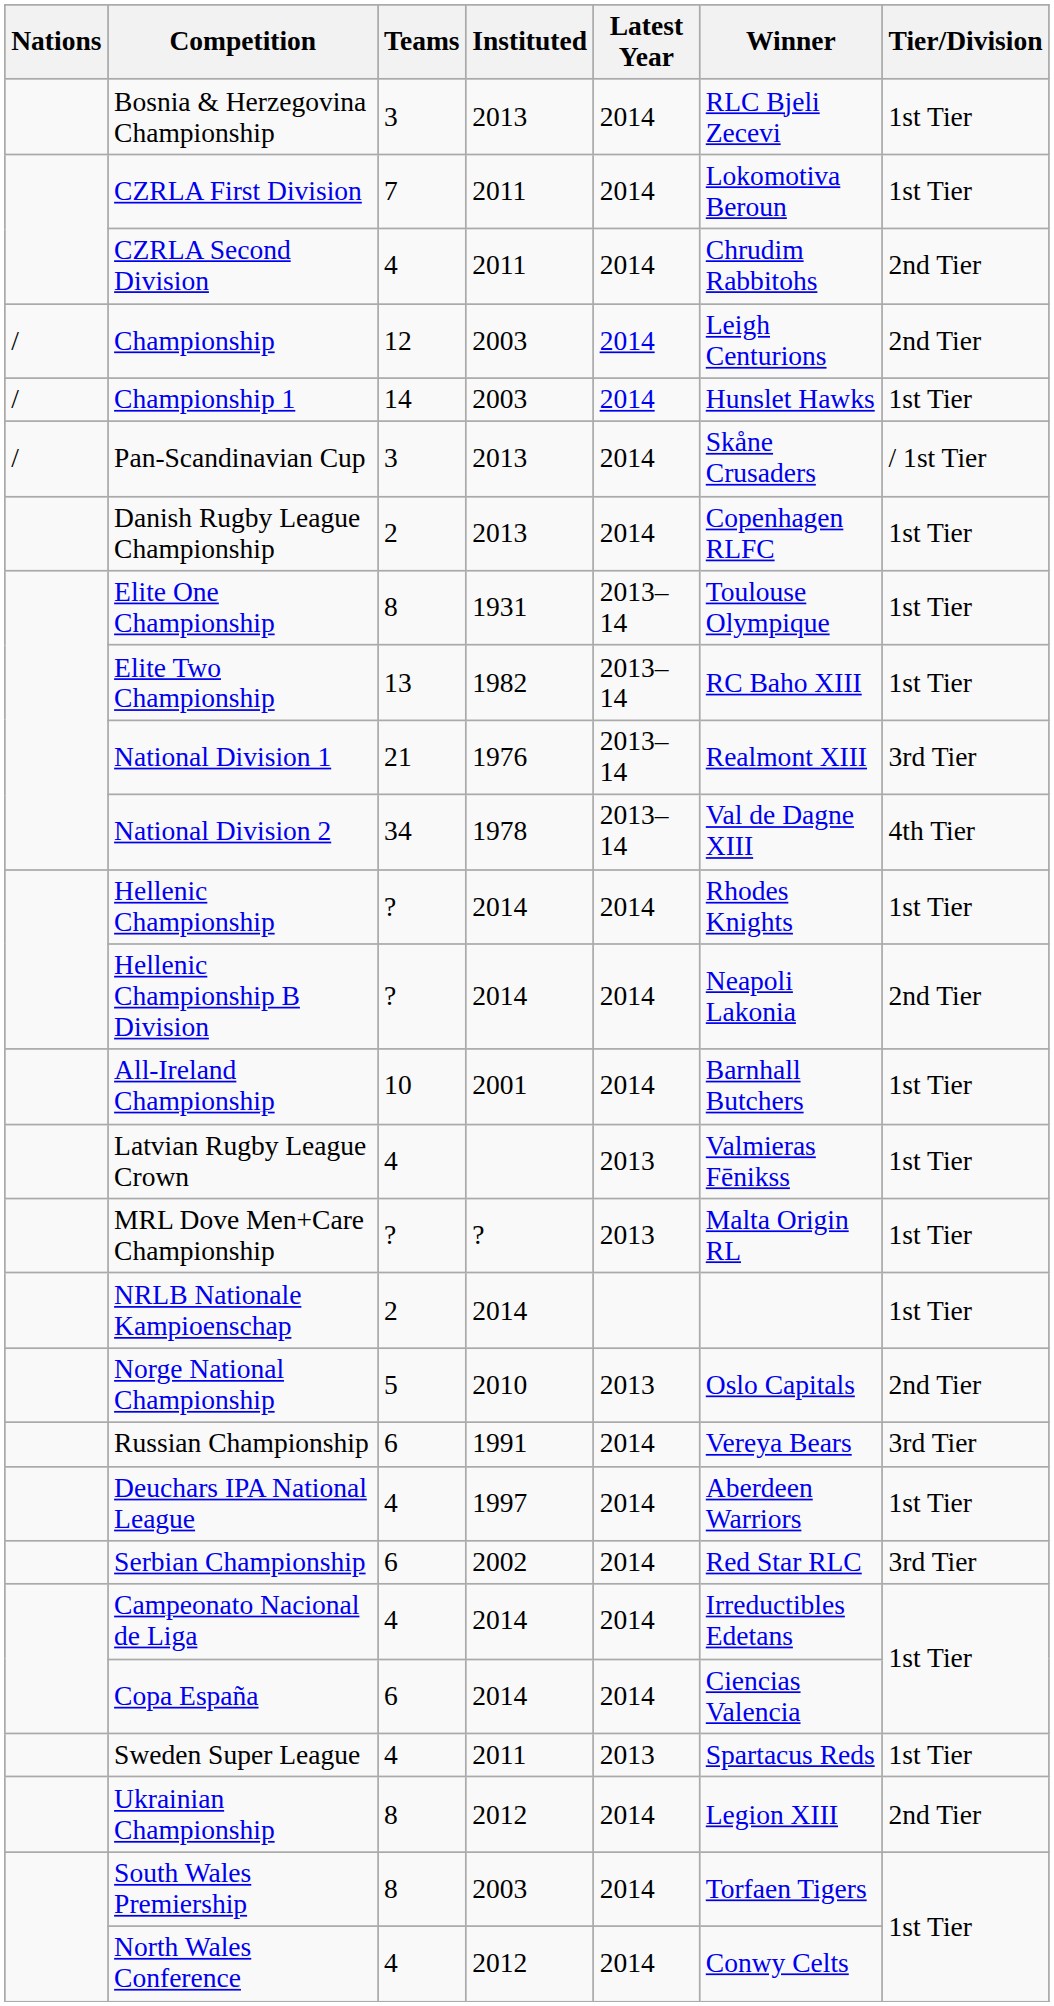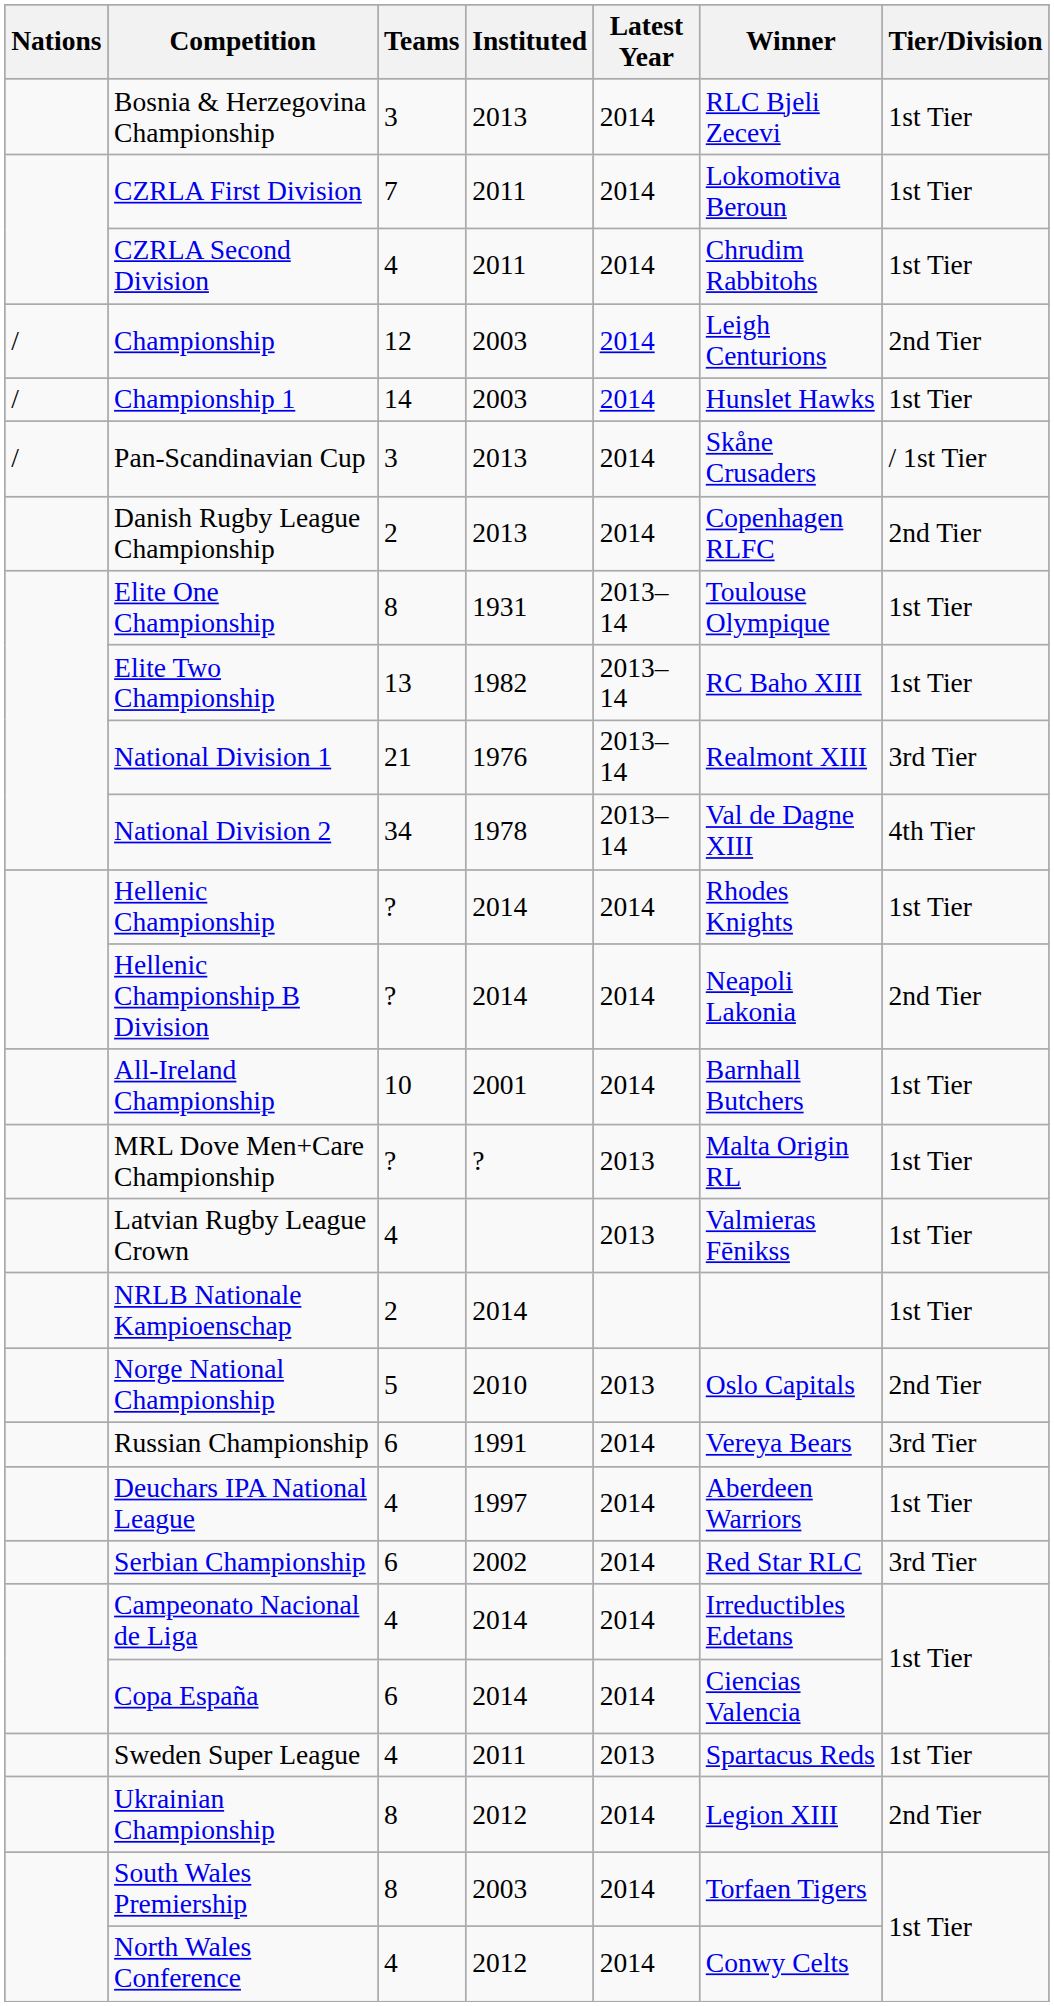(935, 265) 2nd Tier -> (930, 265) 1st Tier
(930, 533) 1st Tier -> (935, 533) 2nd Tier
rows swapped: (240, 1160) <-> (239, 1235)
